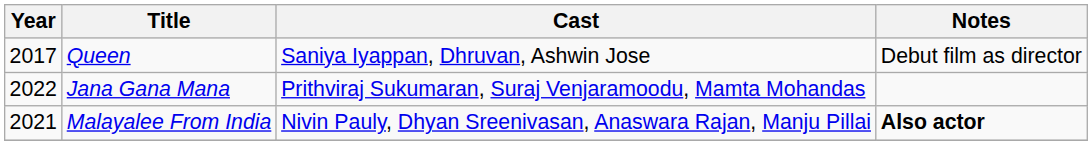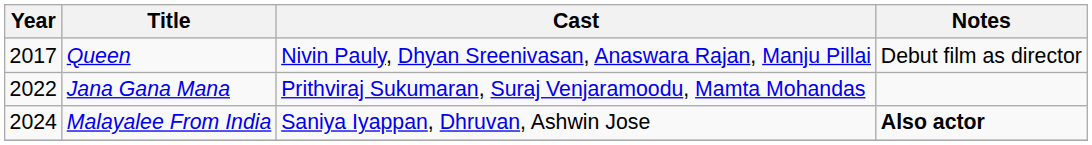(466, 55) Saniya Iyappan, Dhruvan, Ashwin Jose -> (576, 55) Nivin Pauly, Dhyan Sreenivasan, Anaswara Rajan, Manju Pillai
(33, 122) 2021 -> (33, 122) 2024
(576, 122) Nivin Pauly, Dhyan Sreenivasan, Anaswara Rajan, Manju Pillai -> (466, 122) Saniya Iyappan, Dhruvan, Ashwin Jose
